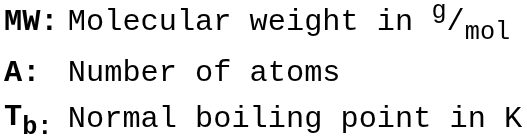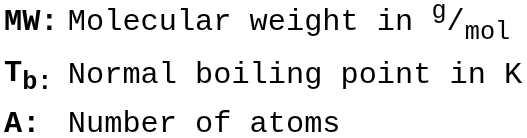rows swapped: (28, 120) <-> (22, 73)
